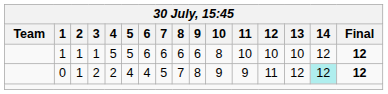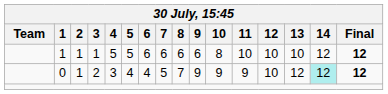(113, 73) 2 -> (113, 73) 3
(198, 73) 8 -> (198, 73) 9
(271, 73) 11 -> (271, 73) 10
